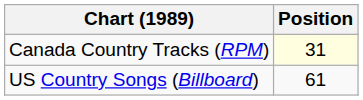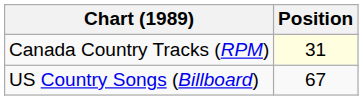(316, 79) 61 -> (316, 79) 67
